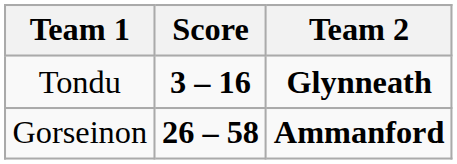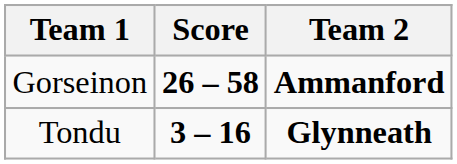rows swapped: (80, 132) <-> (80, 81)
